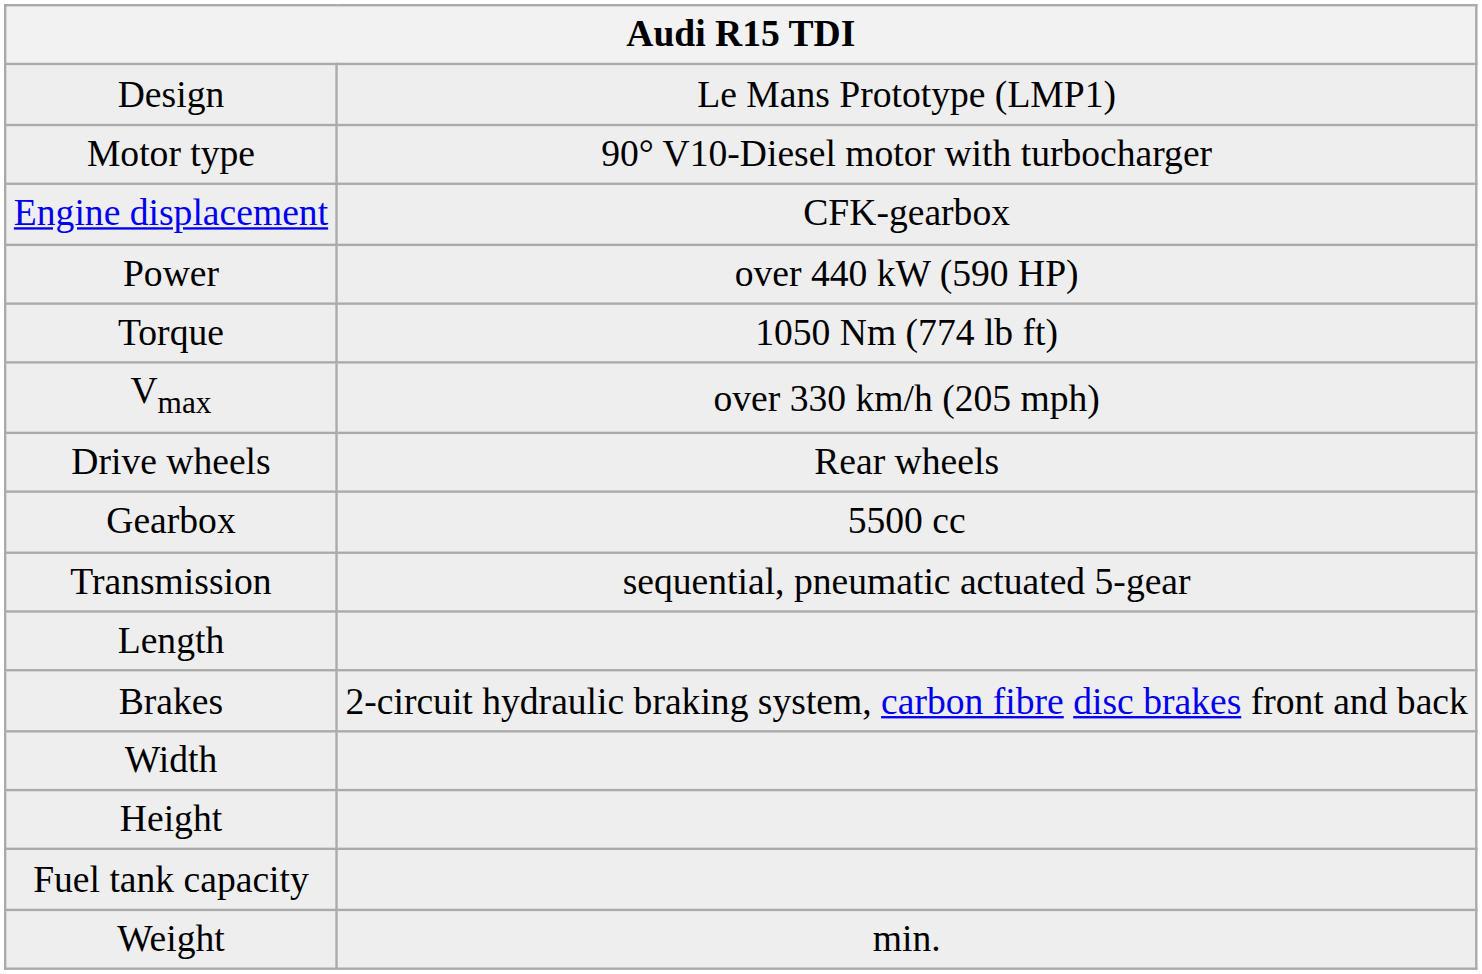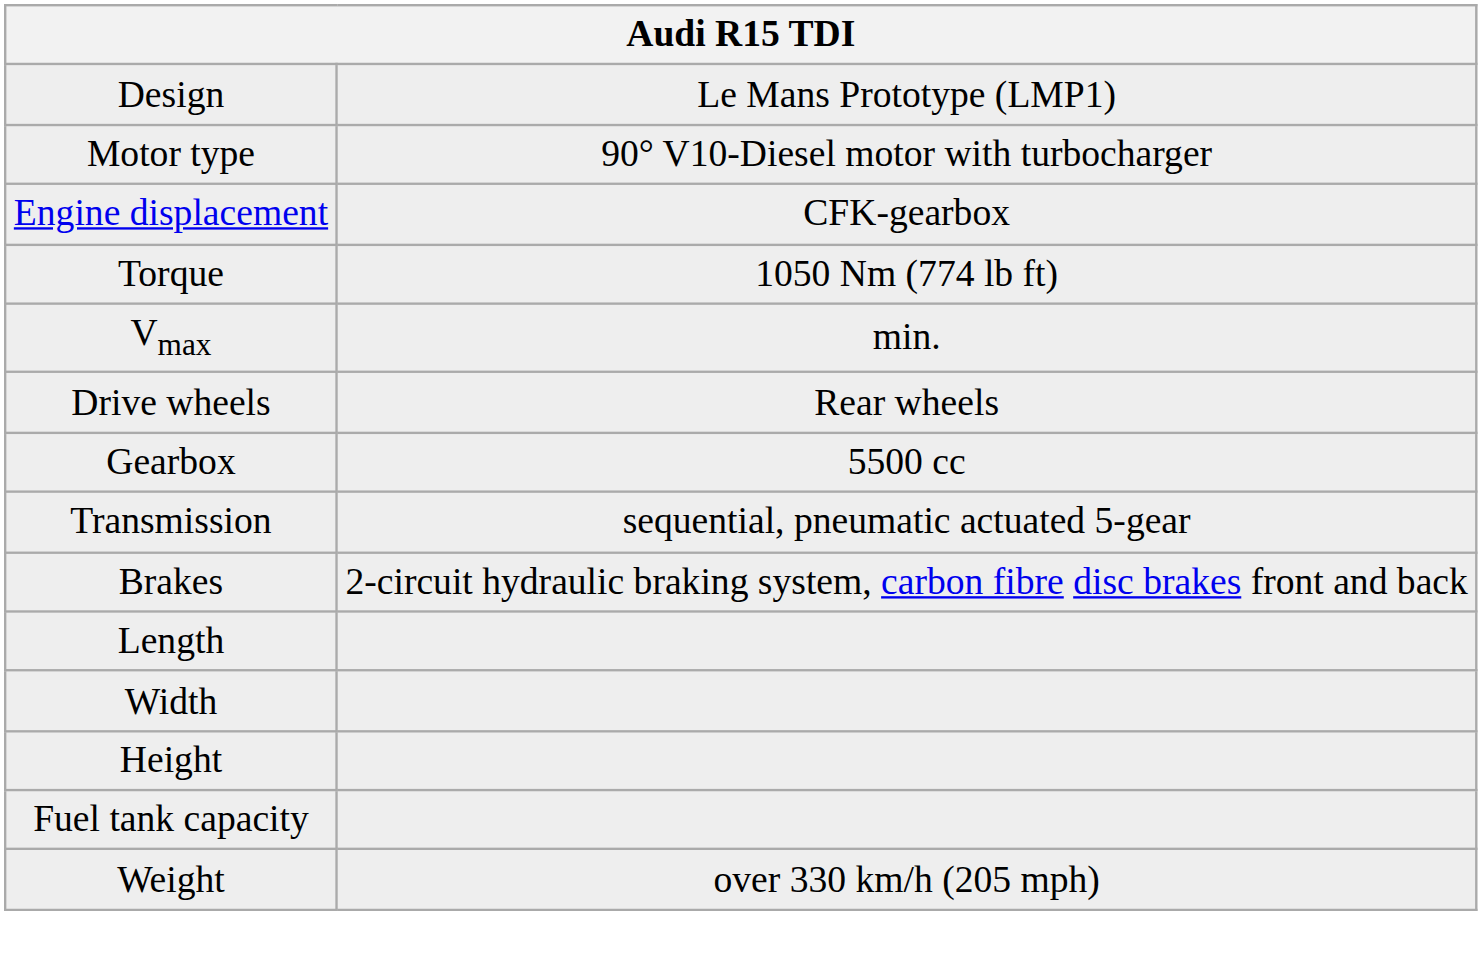- row: (171, 272)
(907, 397) over 330 km/h (205 mph) -> (907, 337) min.
rows swapped: (171, 700) <-> (171, 640)
(907, 938) min. -> (907, 878) over 330 km/h (205 mph)
